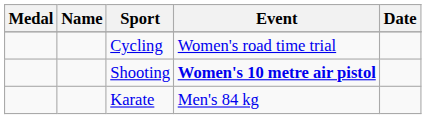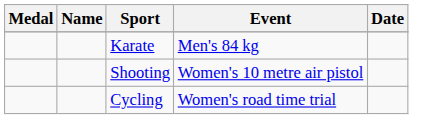rows swapped: (132, 100) <-> (136, 45)
(277, 72) bold -> (271, 72) normal
